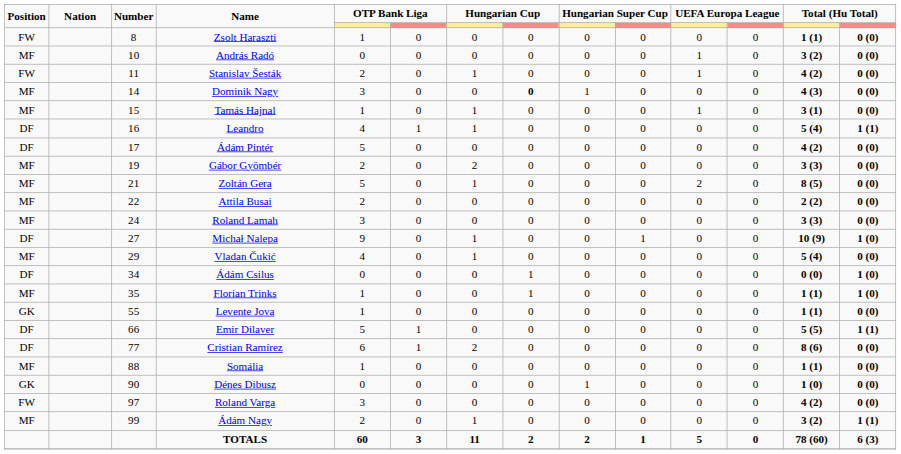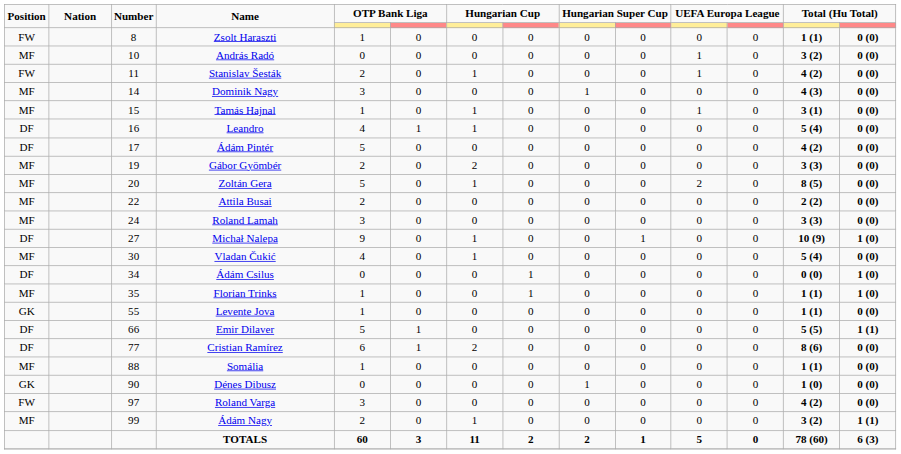(531, 92) bold -> (531, 92) normal
(868, 128) 1 (1) -> (868, 128) 0 (0)
(134, 183) 21 -> (134, 183) 20
(134, 256) 29 -> (134, 256) 30
